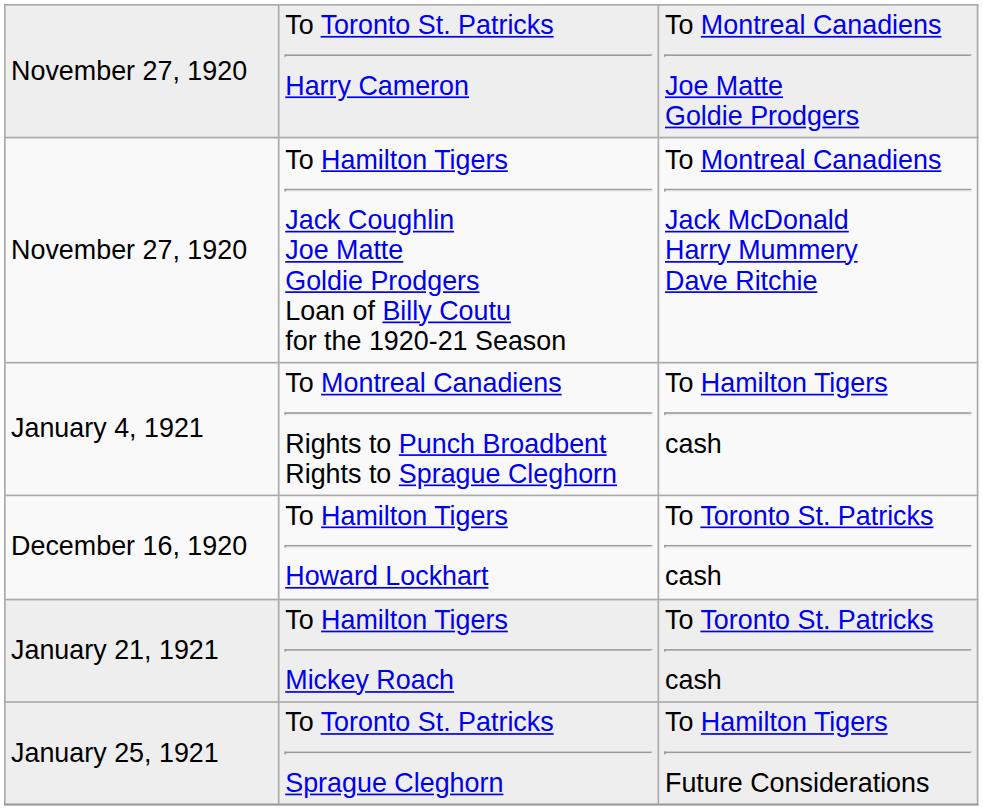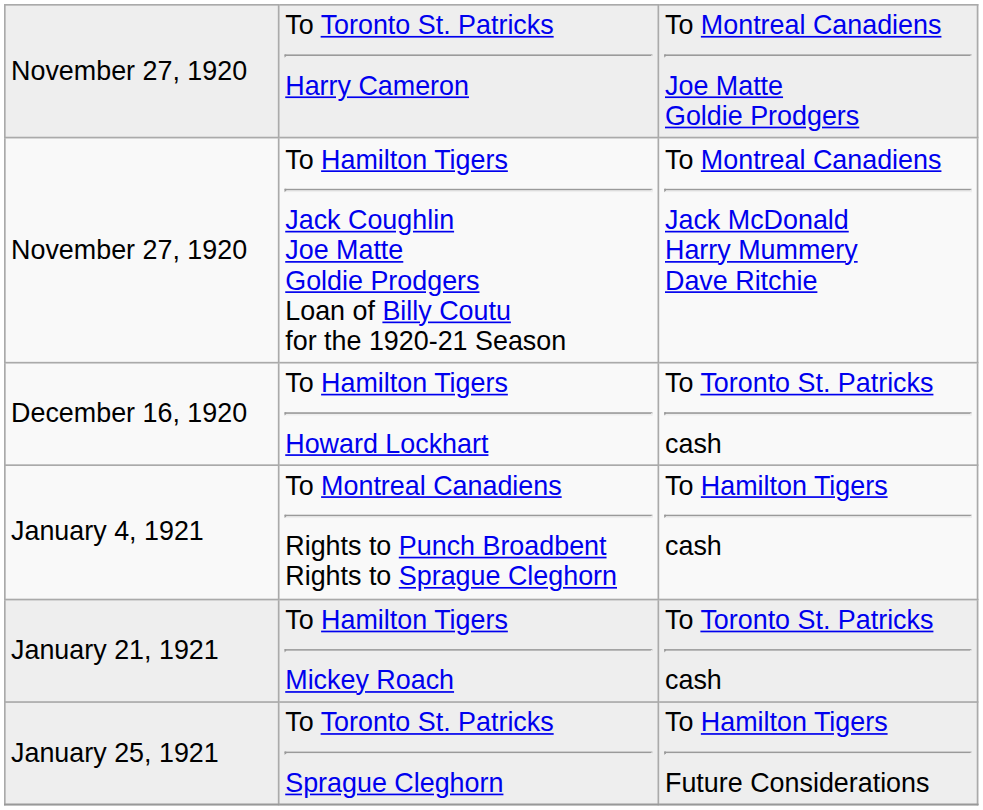rows swapped: (129, 546) <-> (107, 428)
